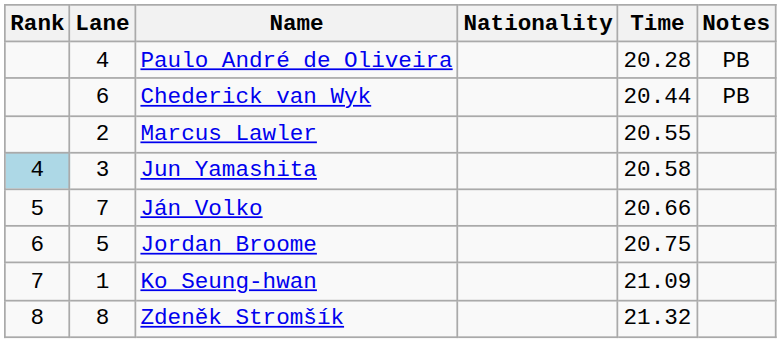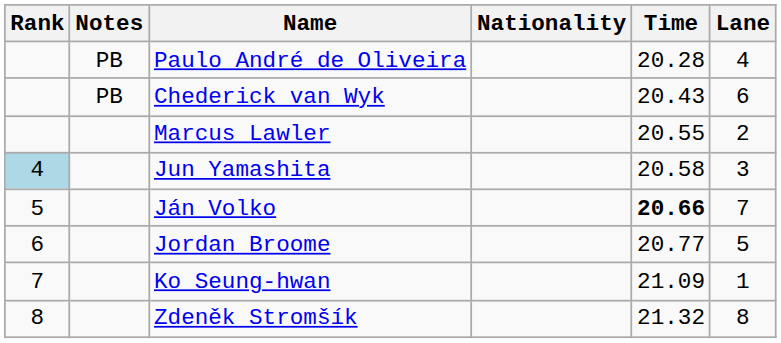columns swapped: (103, 23) <-> (736, 23)
(657, 97) 20.44 -> (671, 97) 20.43
(657, 208) normal -> (671, 208) bold
(657, 245) 20.75 -> (671, 245) 20.77
